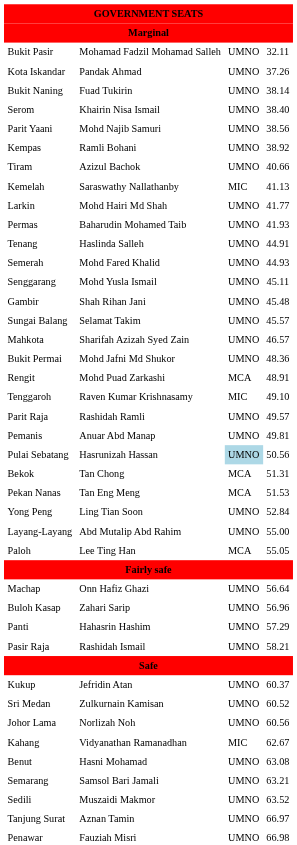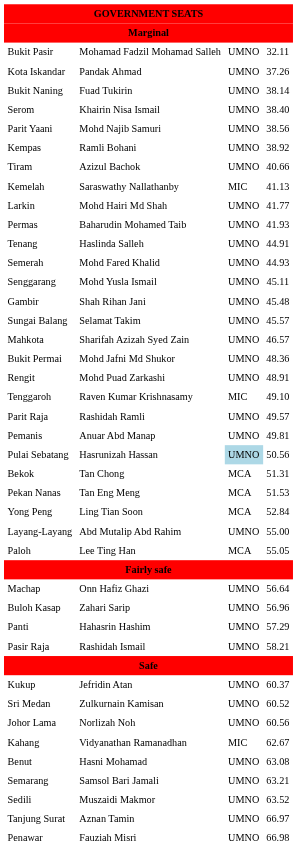(240, 378) MCA -> (244, 378) UMNO
(244, 512) UMNO -> (240, 512) MCA
